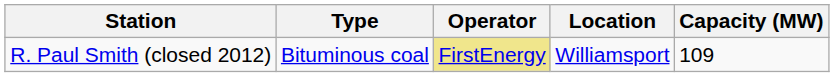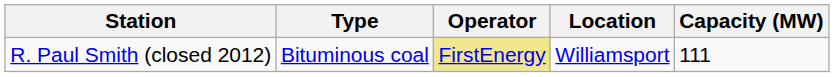(697, 54) 109 -> (695, 54) 111
